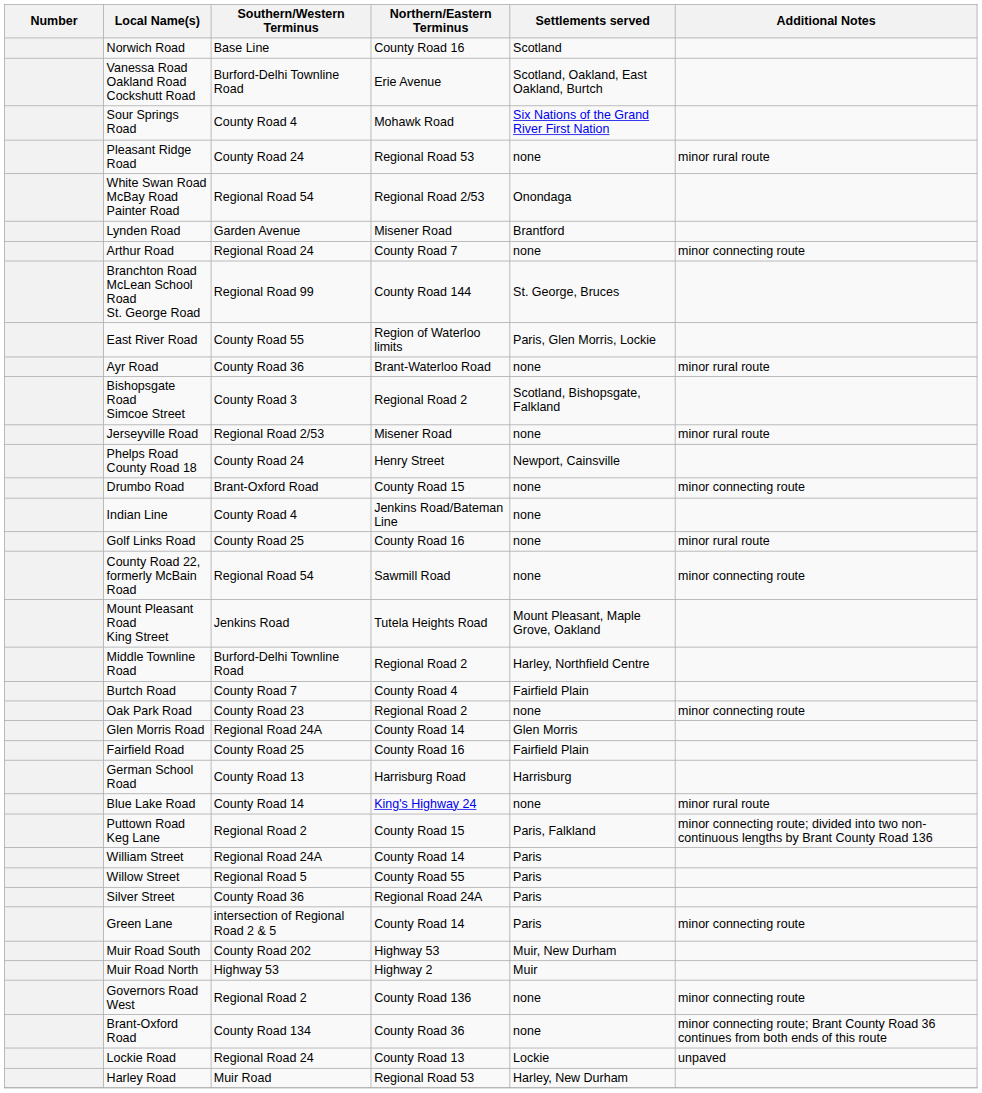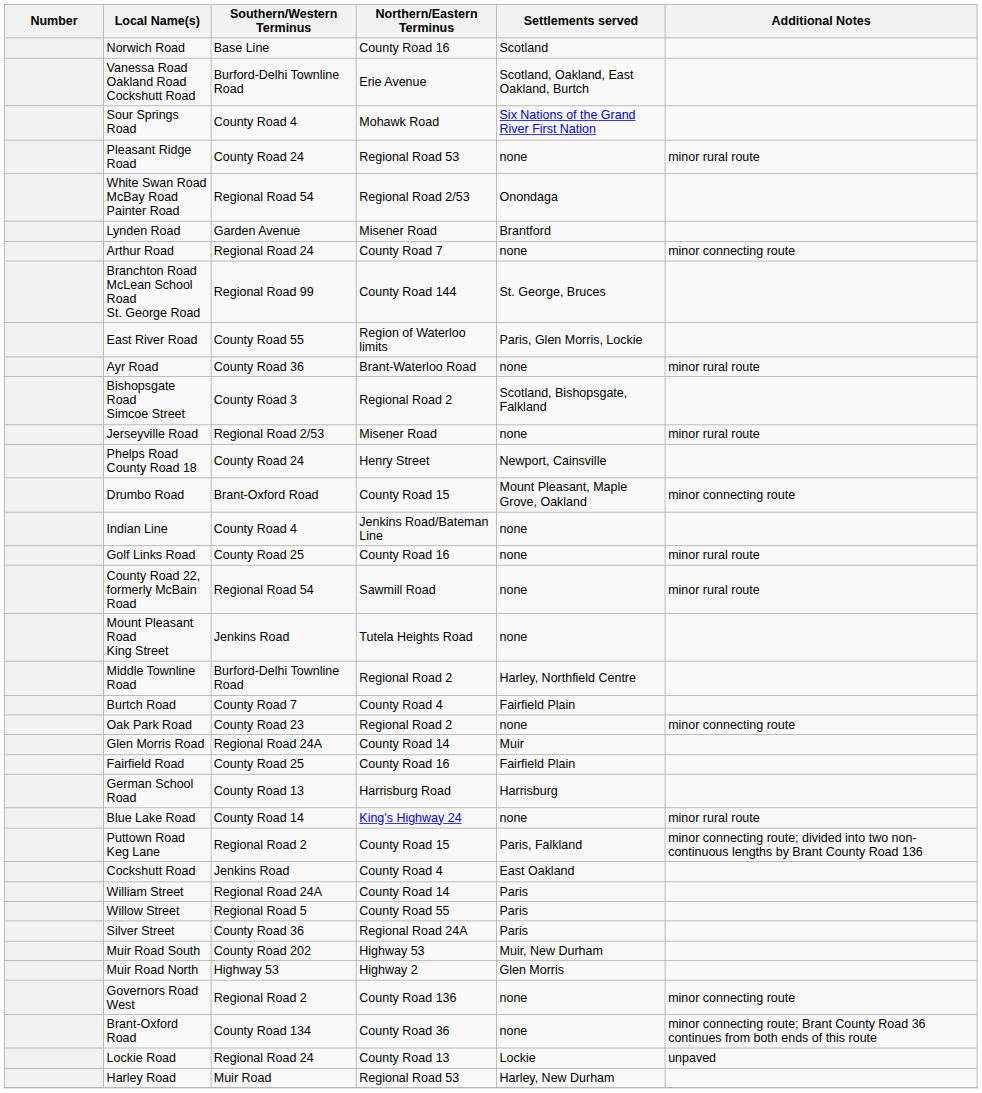(527, 488) none -> (563, 495) Mount Pleasant, Maple Grove, Oakland
(742, 575) minor connecting route -> (714, 589) minor rural route
(577, 623) Mount Pleasant, Maple Grove, Oakland -> (513, 637) none
(545, 730) Glen Morris -> (512, 744) Muir
+ row: (151, 871)
- row: (140, 924)
(525, 970) Muir -> (532, 970) Glen Morris
